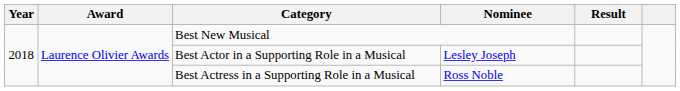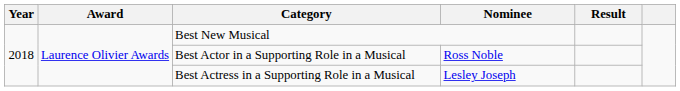(480, 55) Lesley Joseph -> (473, 55) Ross Noble
(473, 75) Ross Noble -> (480, 75) Lesley Joseph
